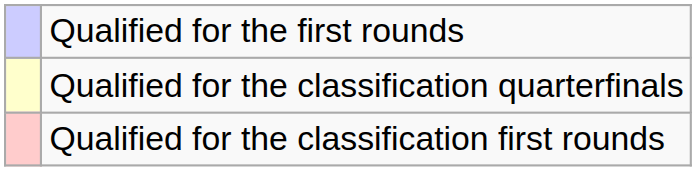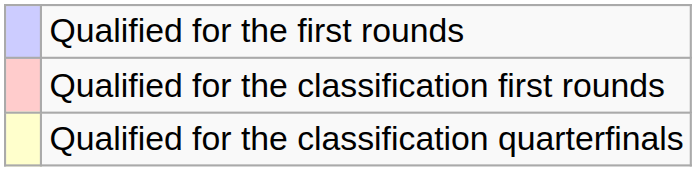rows swapped: (367, 84) <-> (357, 138)
